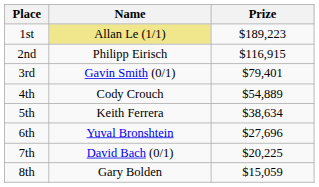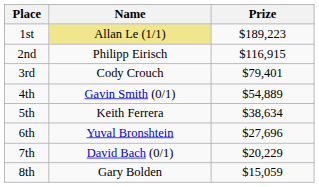(130, 73) Gavin Smith (0/1) -> (130, 73) Cody Crouch
(130, 93) Cody Crouch -> (130, 93) Gavin Smith (0/1)
(263, 152) $20,225 -> (263, 152) $20,229
